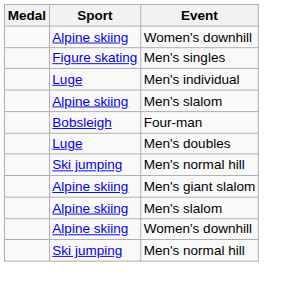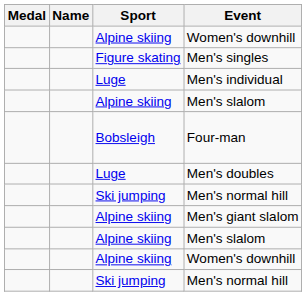+ column: (71, 16)
